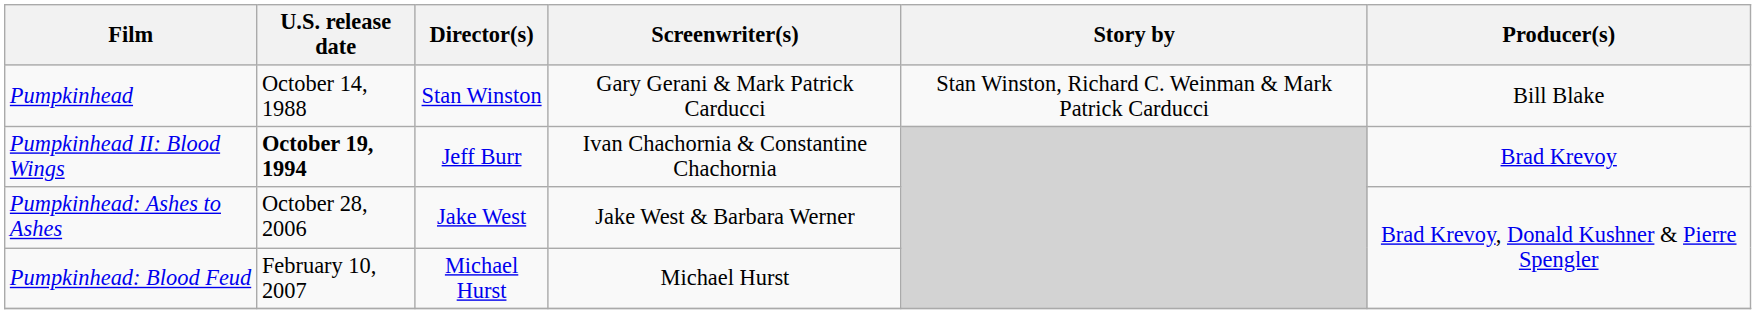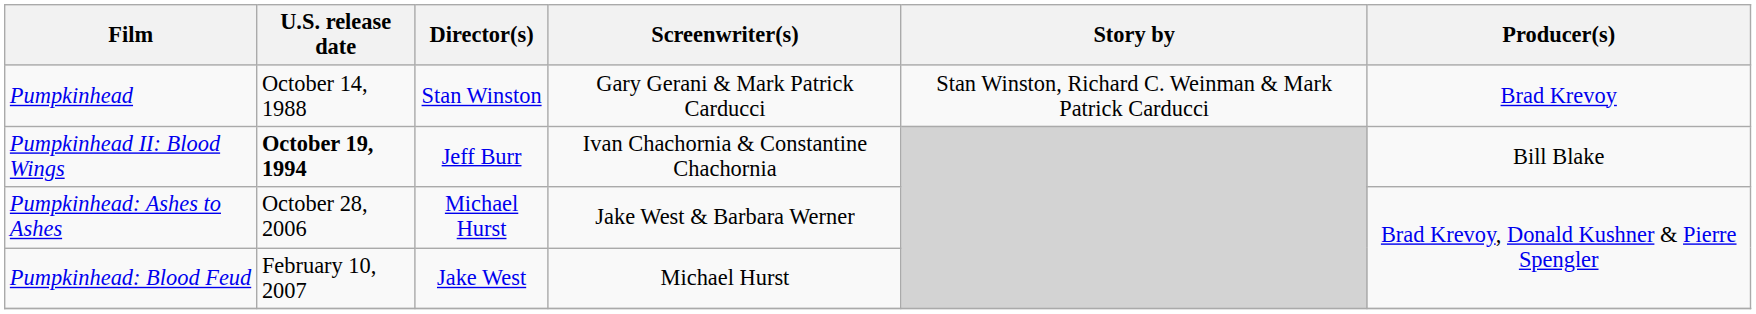(1559, 95) Bill Blake -> (1559, 95) Brad Krevoy
(1559, 156) Brad Krevoy -> (1559, 156) Bill Blake
(482, 217) Jake West -> (482, 217) Michael Hurst
(482, 277) Michael Hurst -> (482, 277) Jake West
